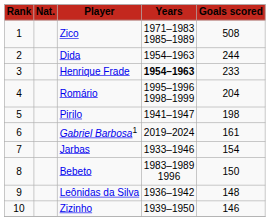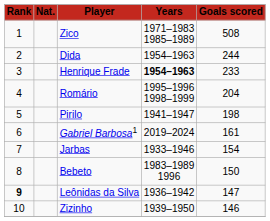(19, 193) normal -> (19, 193) bold
(231, 193) 148 -> (231, 193) 147
